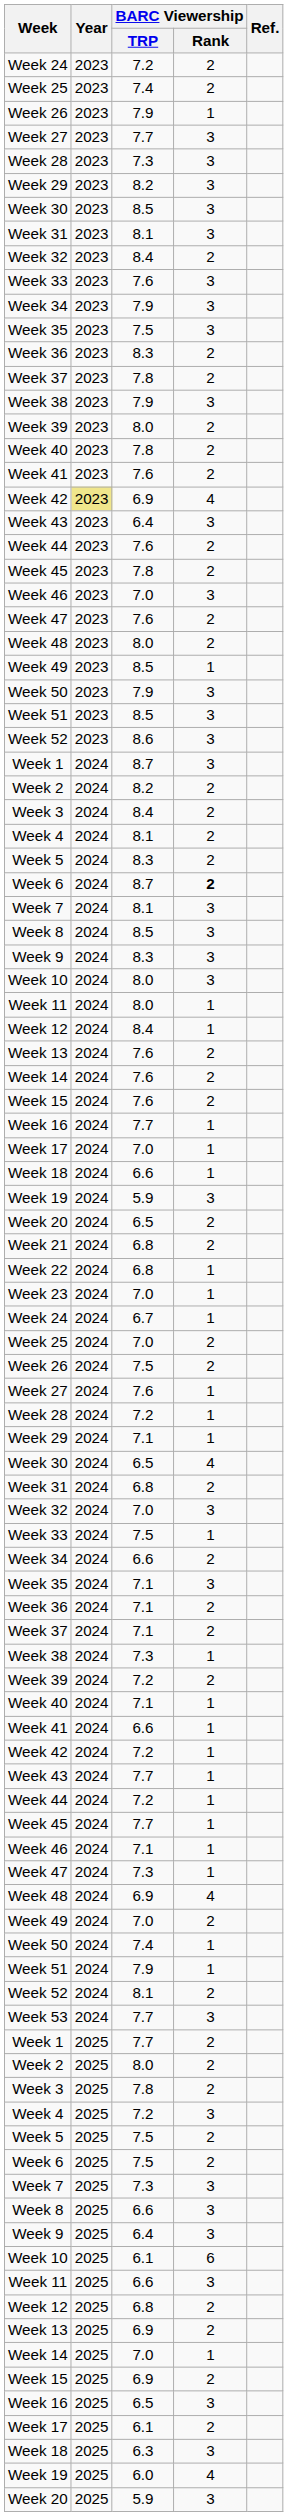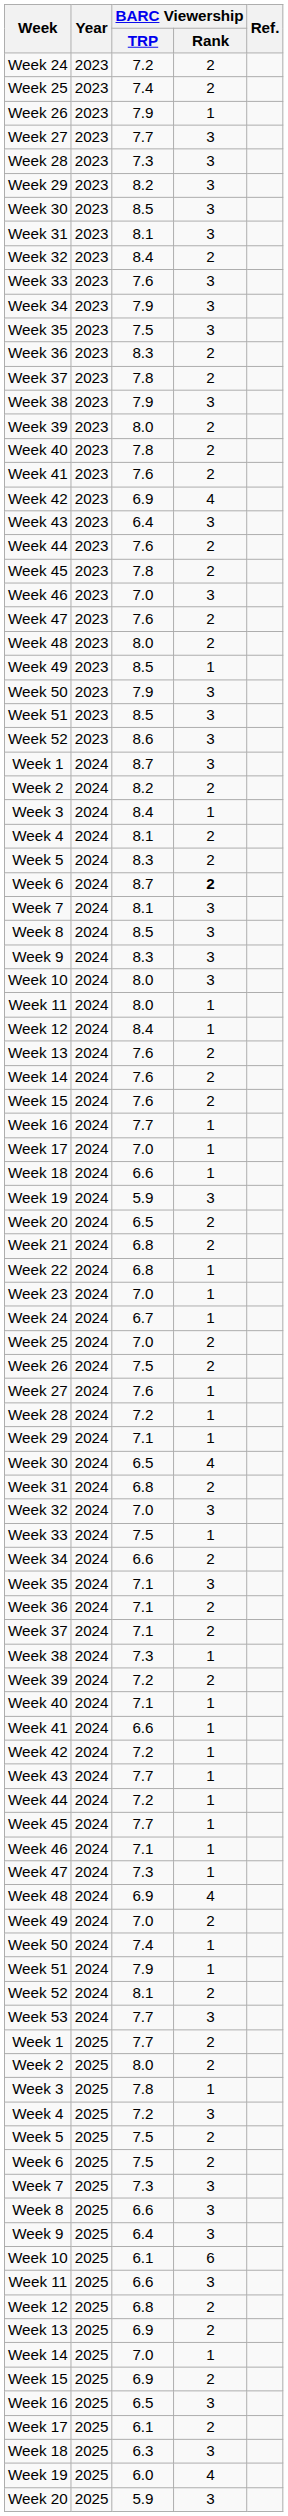(92, 498) khaki background -> (92, 498) no background
(211, 812) 2 -> (211, 812) 1
(211, 2089) 2 -> (211, 2089) 1
